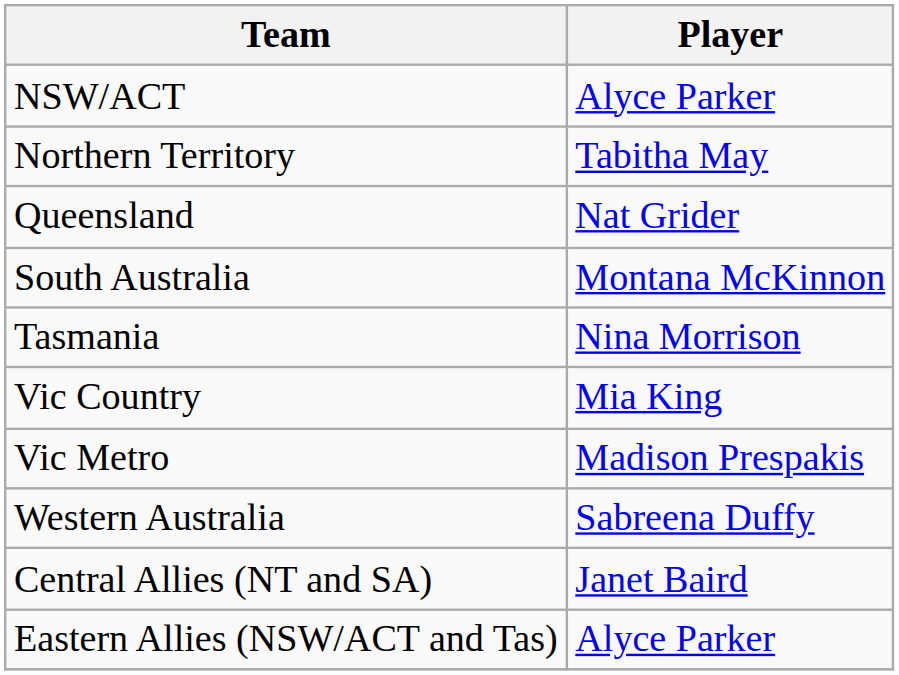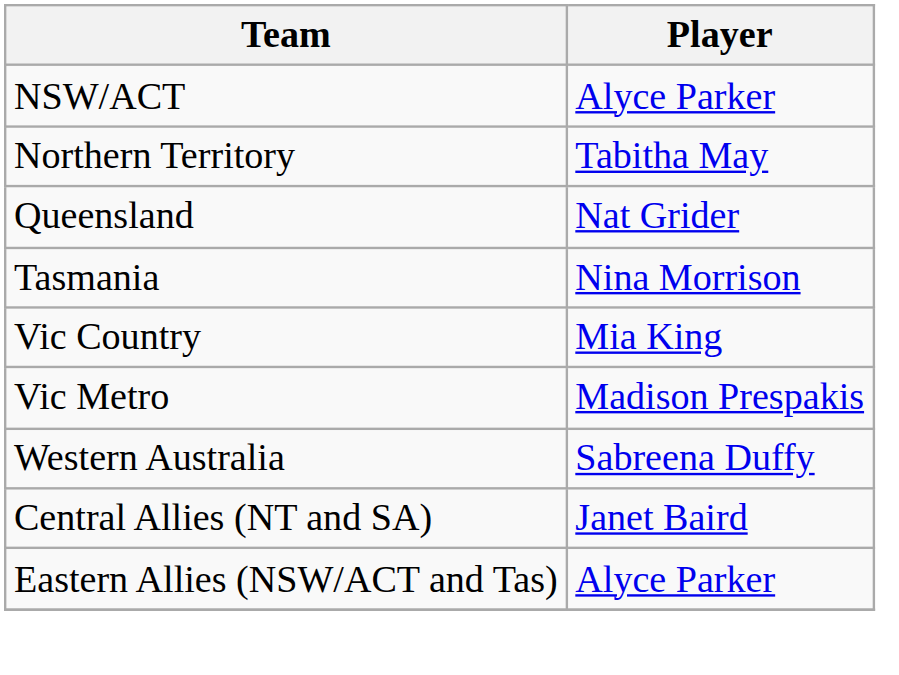- row: (132, 276)
